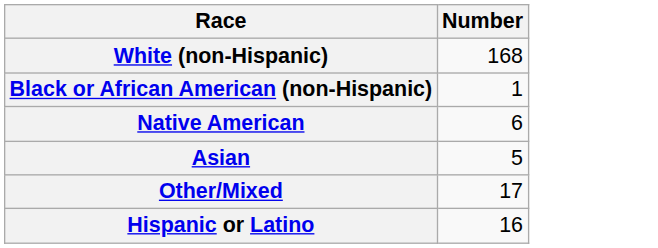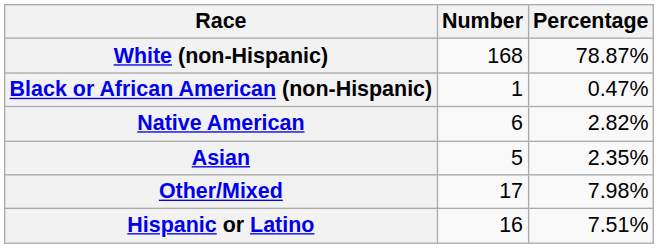+ column: (591, 21)
